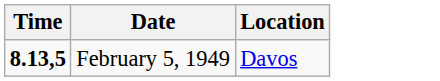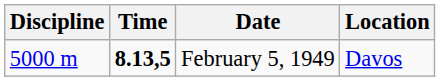+ column: (57, 22)
